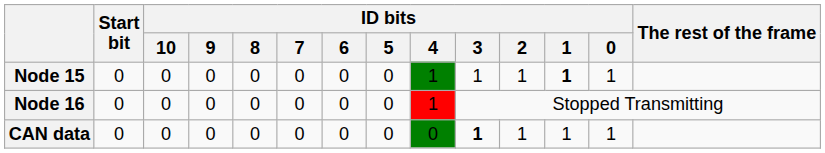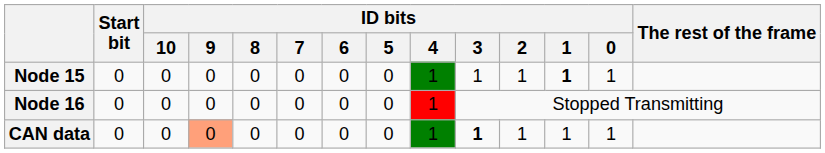(211, 133) no background -> (211, 133) lightsalmon background
(433, 133) 0 -> (433, 133) 1
